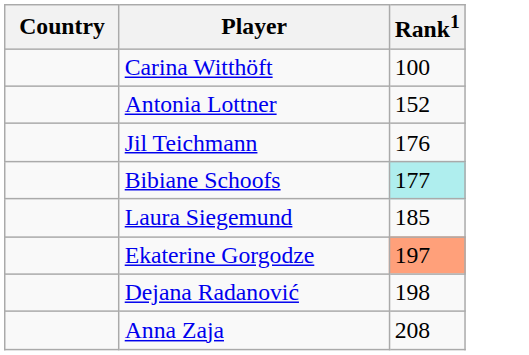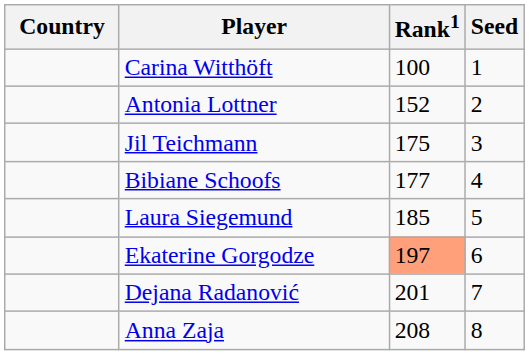+ column: (494, 26)
(412, 142) 176 -> (412, 142) 175
(412, 179) paleturquoise background -> (412, 179) no background
(412, 292) 198 -> (412, 292) 201
